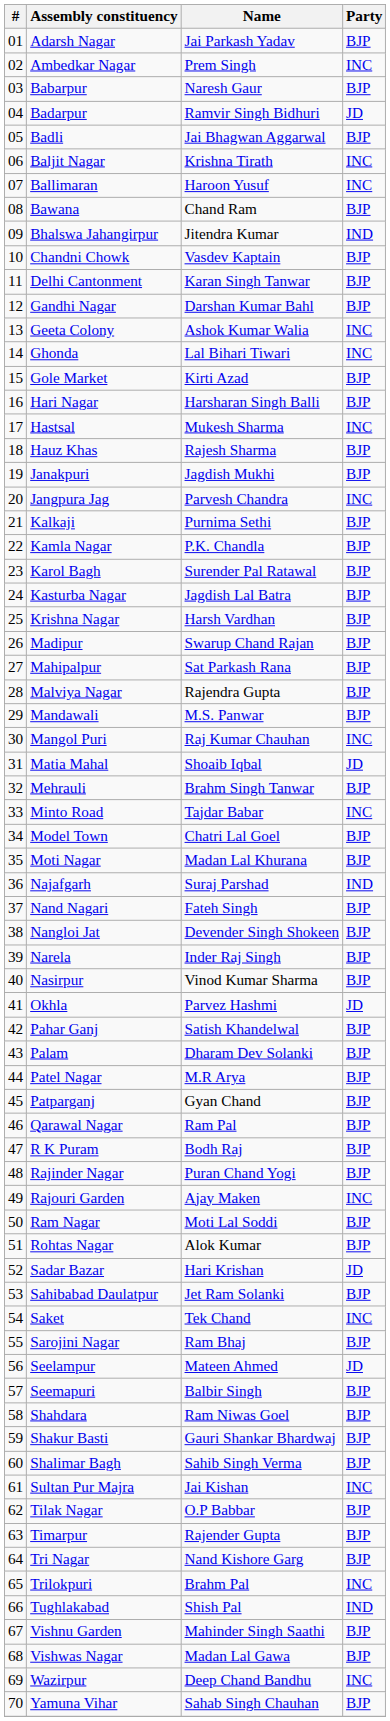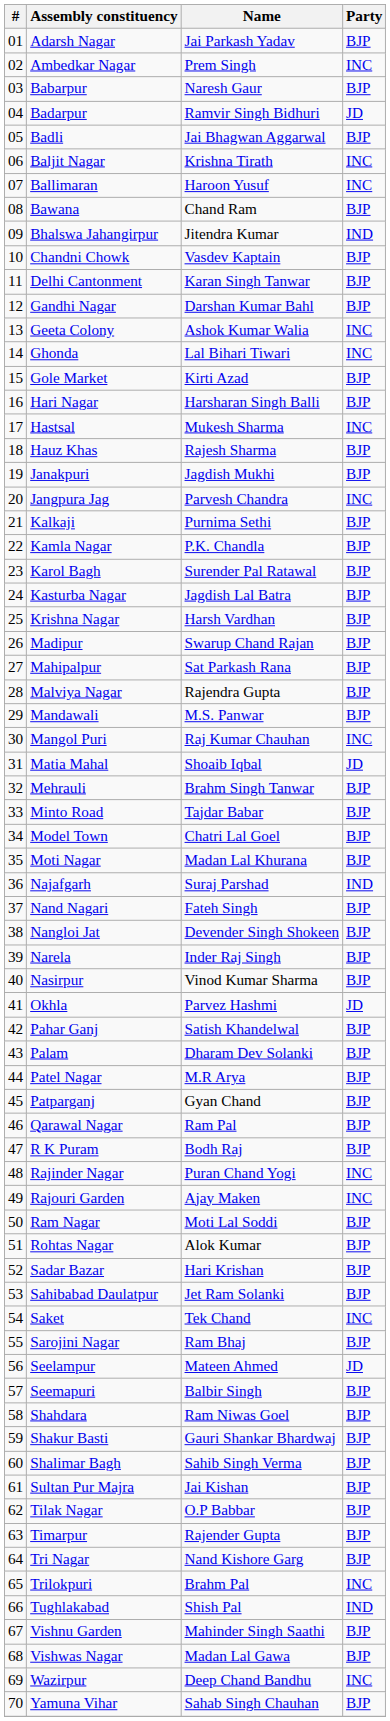(359, 812) INC -> (358, 812) BJP
(358, 1173) BJP -> (359, 1173) INC
(355, 1270) JD -> (358, 1270) BJP
(359, 1487) INC -> (358, 1487) BJP
